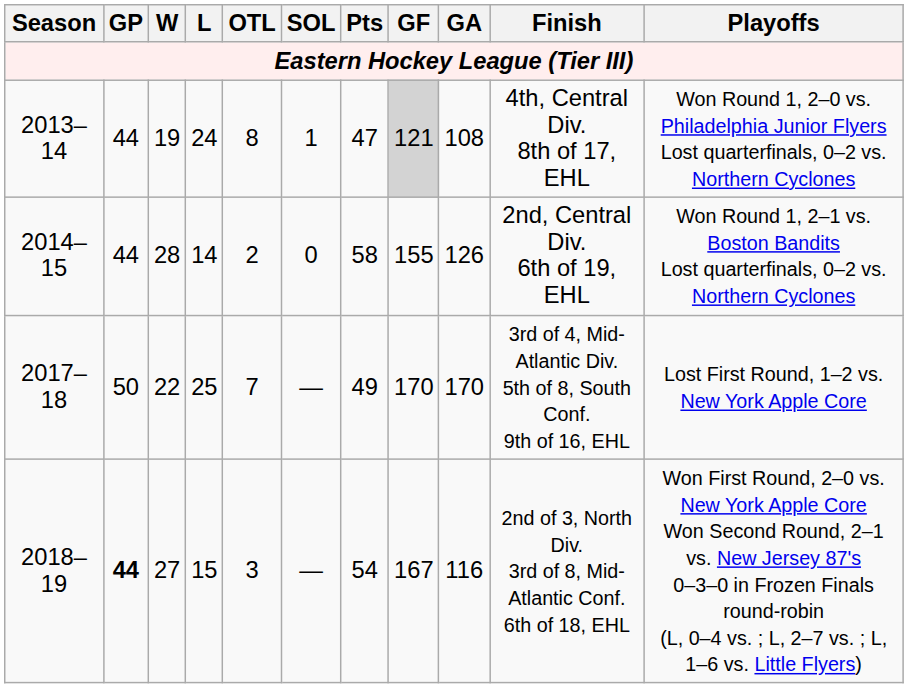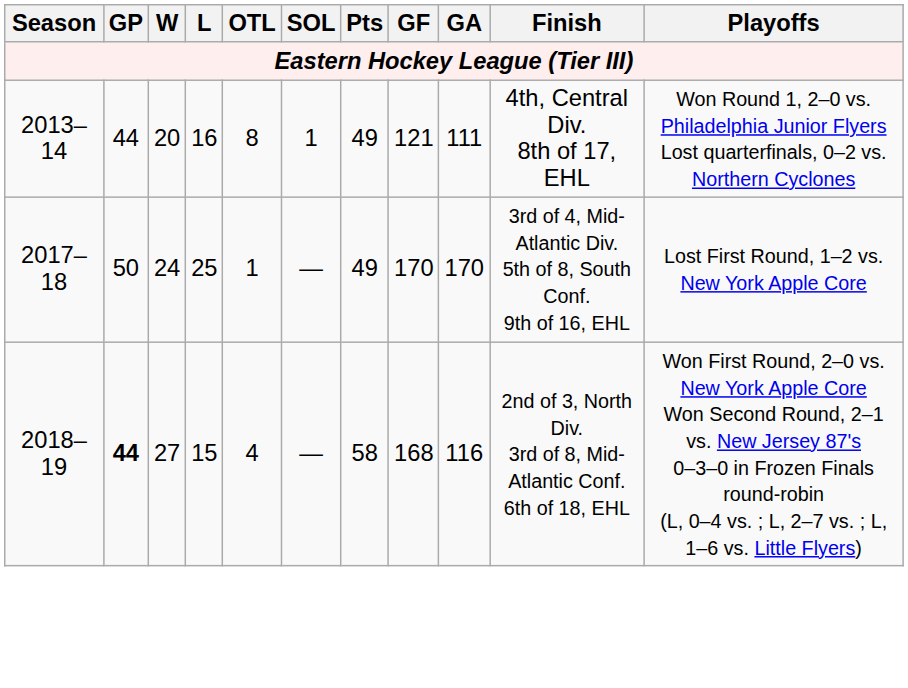(167, 138) 19 -> (167, 138) 20
(204, 138) 24 -> (204, 138) 16
(365, 138) 47 -> (365, 138) 49
(414, 138) lightgrey background -> (414, 138) no background
(464, 138) 108 -> (464, 138) 111
- row: (54, 255)
(167, 386) 22 -> (167, 269) 24
(252, 386) 7 -> (252, 269) 1
(252, 570) 3 -> (252, 453) 4
(365, 570) 54 -> (365, 453) 58
(414, 570) 167 -> (414, 453) 168
